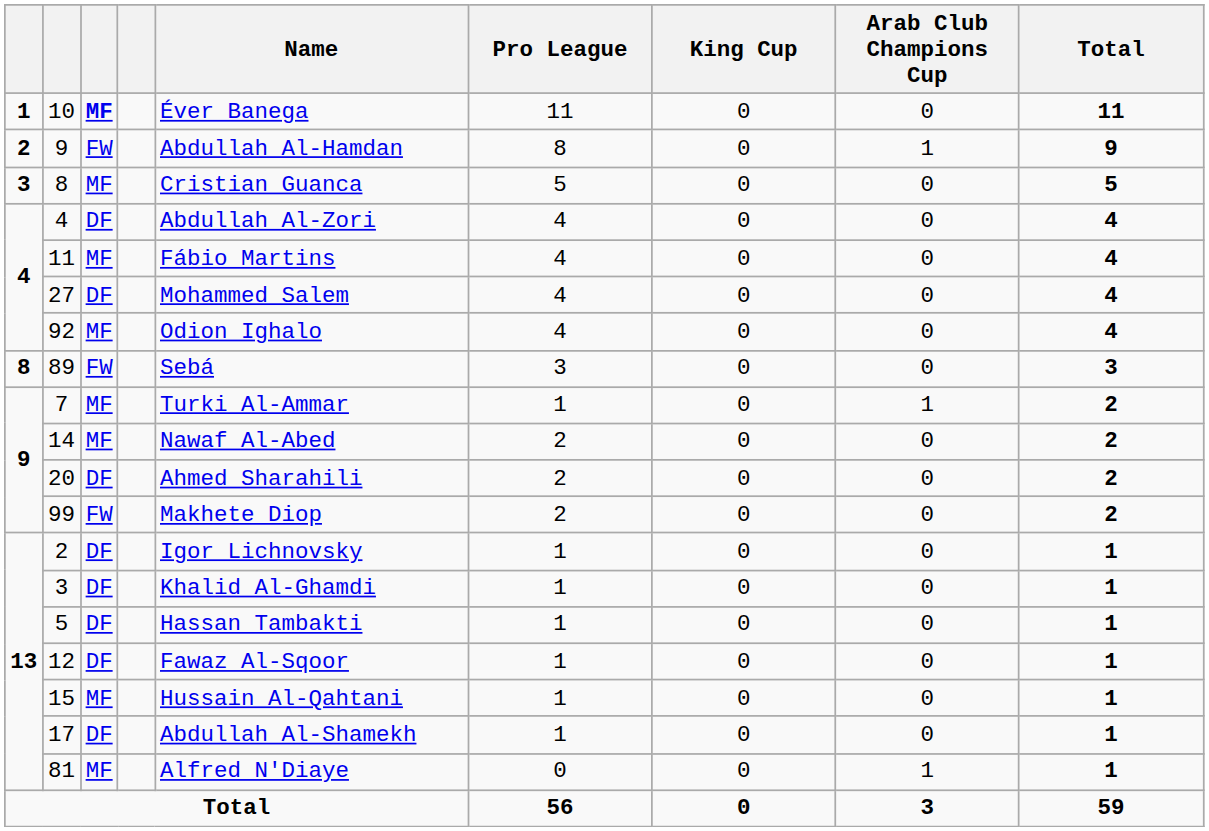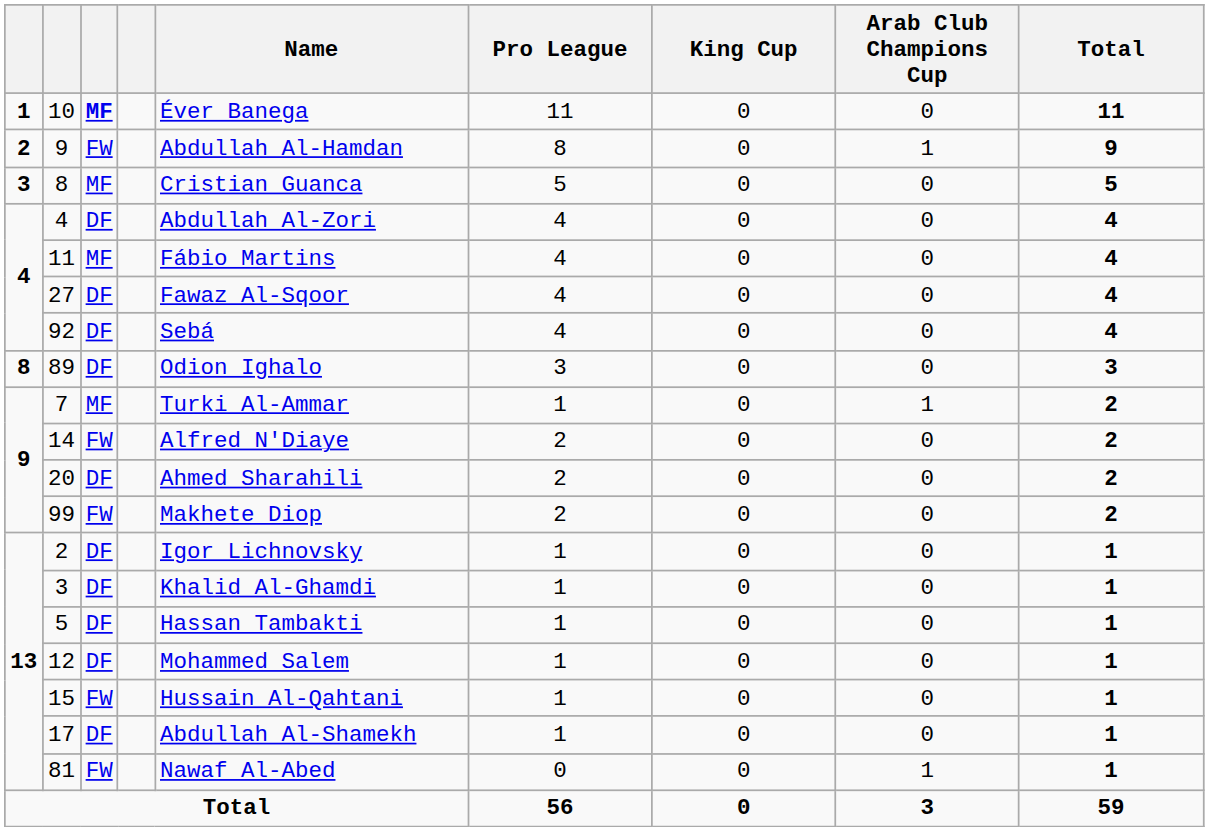(254, 295) Mohammed Salem -> (254, 295) Fawaz Al-Sqoor
(99, 332) MF -> (99, 332) DF
(241, 332) Odion Ighalo -> (187, 332) Sebá
(99, 368) FW -> (99, 368) DF
(187, 368) Sebá -> (241, 368) Odion Ighalo
(99, 442) MF -> (99, 442) FW
(248, 442) Nawaf Al-Abed -> (254, 442) Alfred N'Diaye
(254, 662) Fawaz Al-Sqoor -> (254, 662) Mohammed Salem
(99, 698) MF -> (99, 698) FW
(99, 772) MF -> (99, 772) FW
(254, 772) Alfred N'Diaye -> (248, 772) Nawaf Al-Abed
